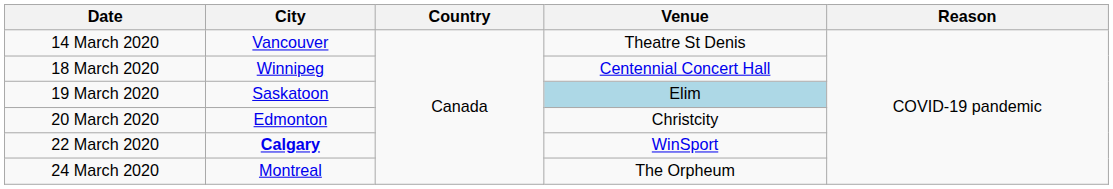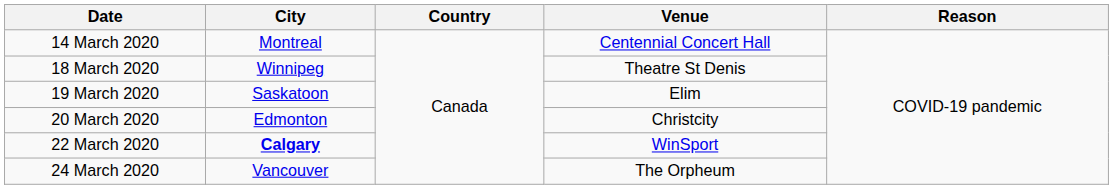(290, 42) Vancouver -> (290, 42) Montreal
(685, 42) Theatre St Denis -> (685, 42) Centennial Concert Hall
(685, 68) Centennial Concert Hall -> (685, 68) Theatre St Denis
(685, 94) lightblue background -> (685, 94) no background
(290, 171) Montreal -> (290, 171) Vancouver
